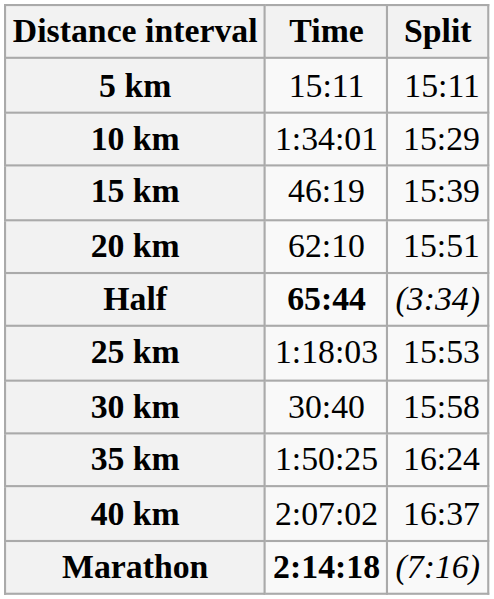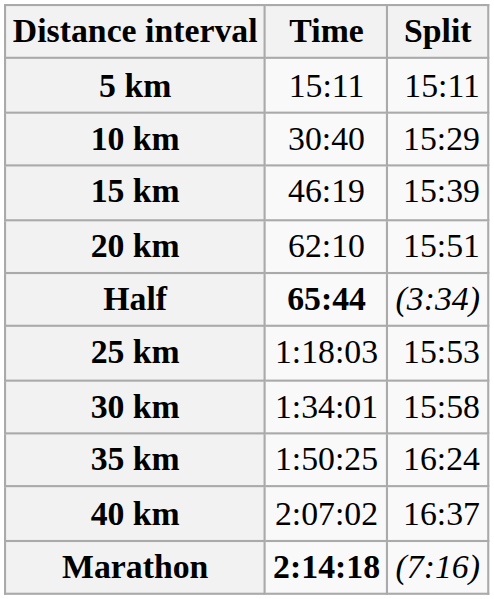(327, 138) 1:34:01 -> (327, 138) 30:40
(327, 406) 30:40 -> (327, 406) 1:34:01
